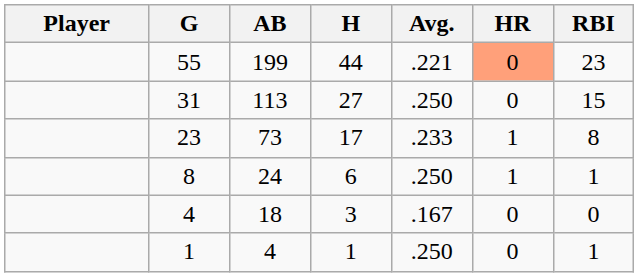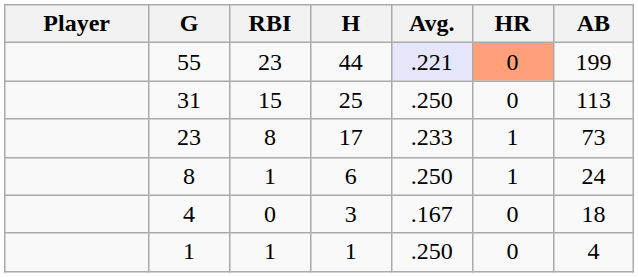columns swapped: (270, 23) <-> (593, 23)
(432, 61) no background -> (432, 61) lavender background
(351, 99) 27 -> (351, 99) 25
